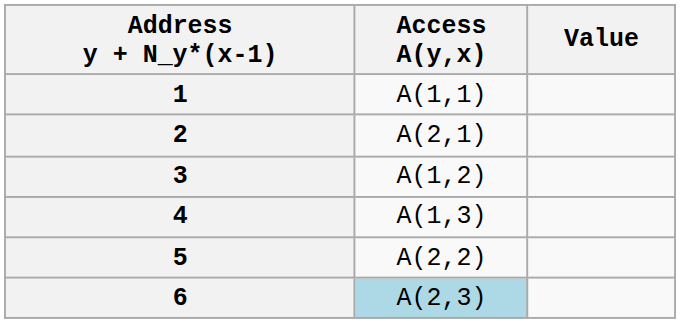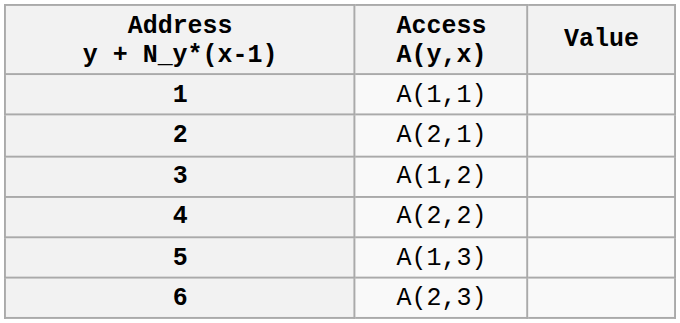(442, 217) A(1,3) -> (442, 217) A(2,2)
(442, 257) A(2,2) -> (442, 257) A(1,3)
(442, 298) lightblue background -> (442, 298) no background
